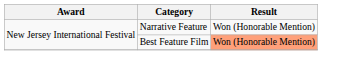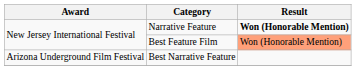(264, 27) normal -> (294, 27) bold
+ row: (192, 57)
